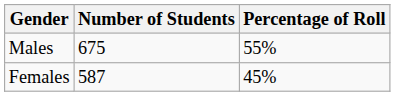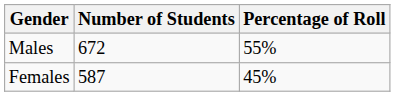(92, 47) 675 -> (92, 47) 672
